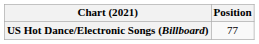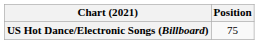(233, 30) 77 -> (233, 30) 75
